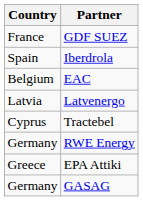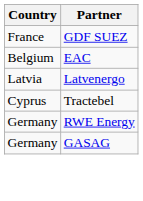- row: (88, 57)
- row: (92, 164)
